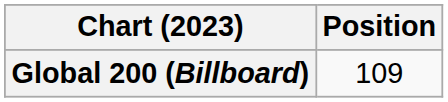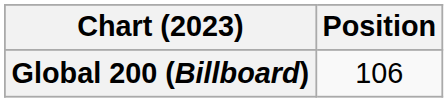(379, 73) 109 -> (379, 73) 106
